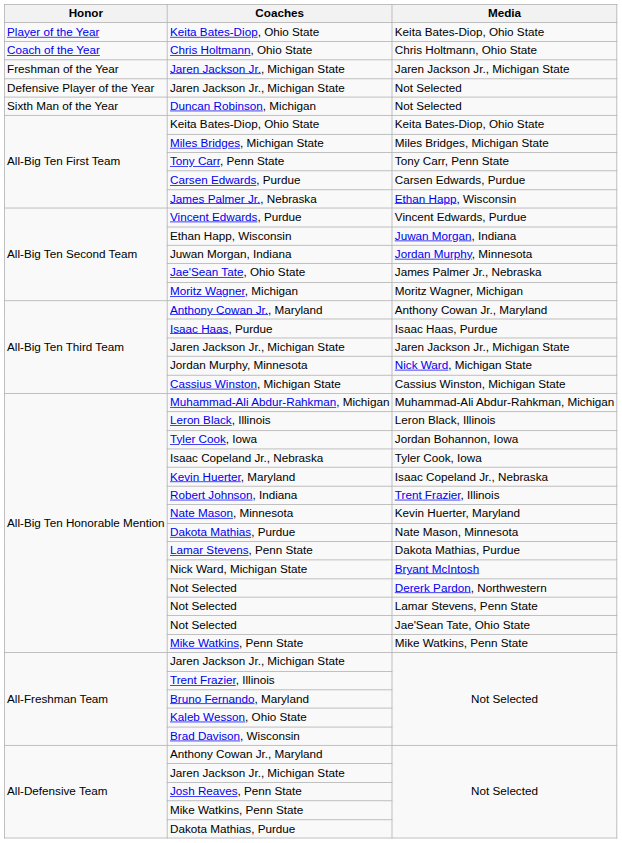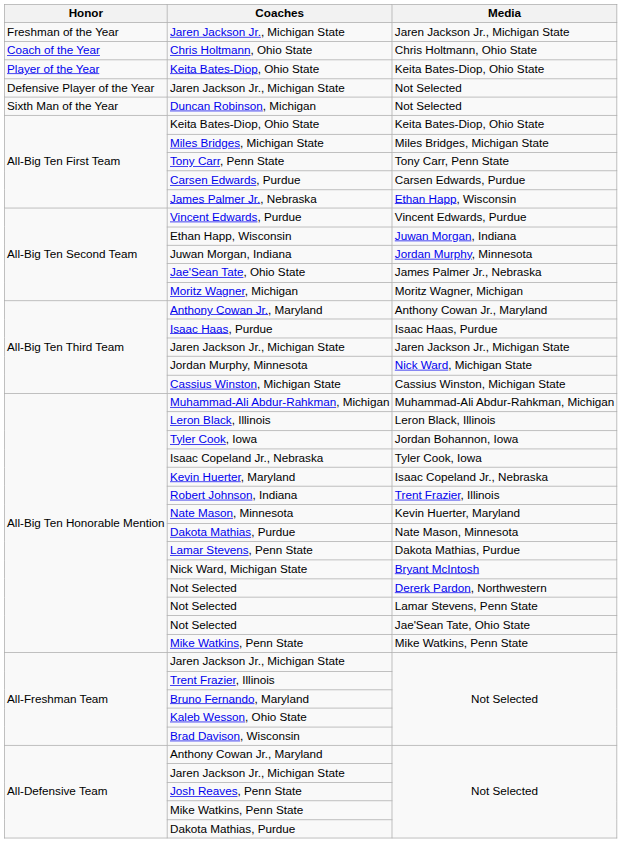rows swapped: (53, 32) <-> (63, 69)
